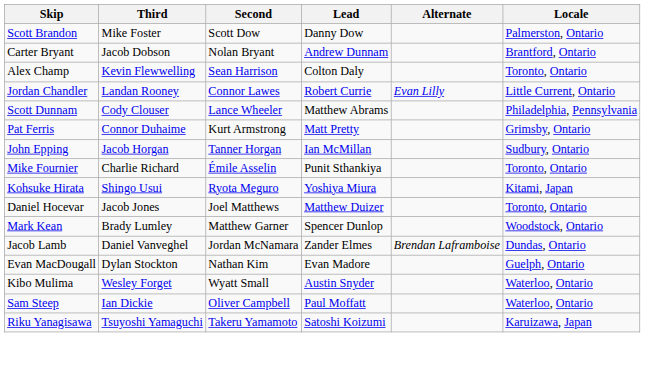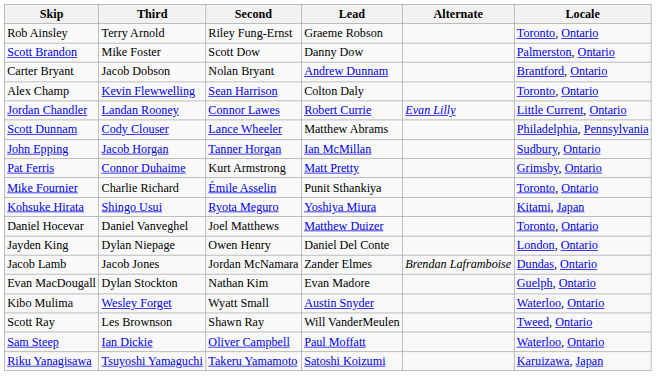+ row: (37, 33)
rows swapped: (38, 149) <-> (31, 129)
(130, 206) Jacob Jones -> (145, 226) Daniel Vanveghel
- row: (35, 226)
+ row: (38, 245)
(145, 245) Daniel Vanveghel -> (130, 264) Jacob Jones
+ row: (31, 322)
